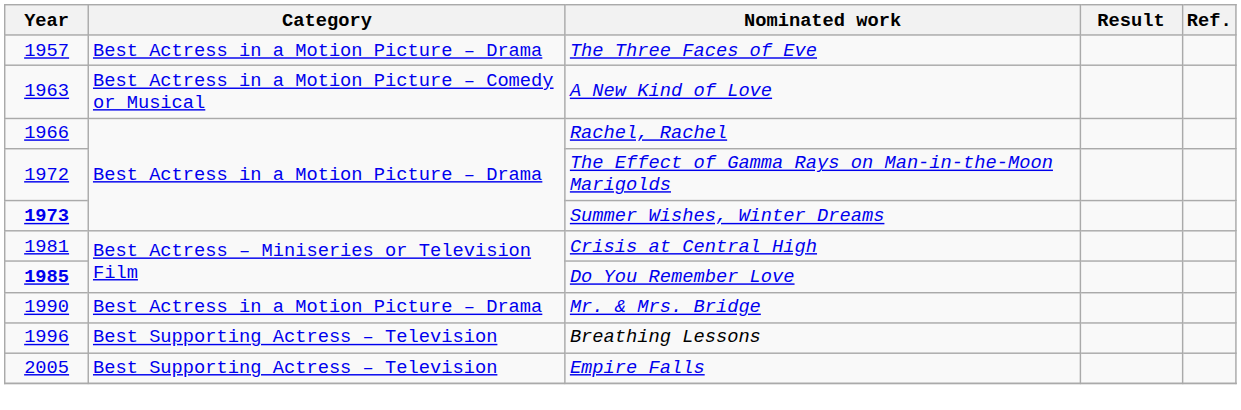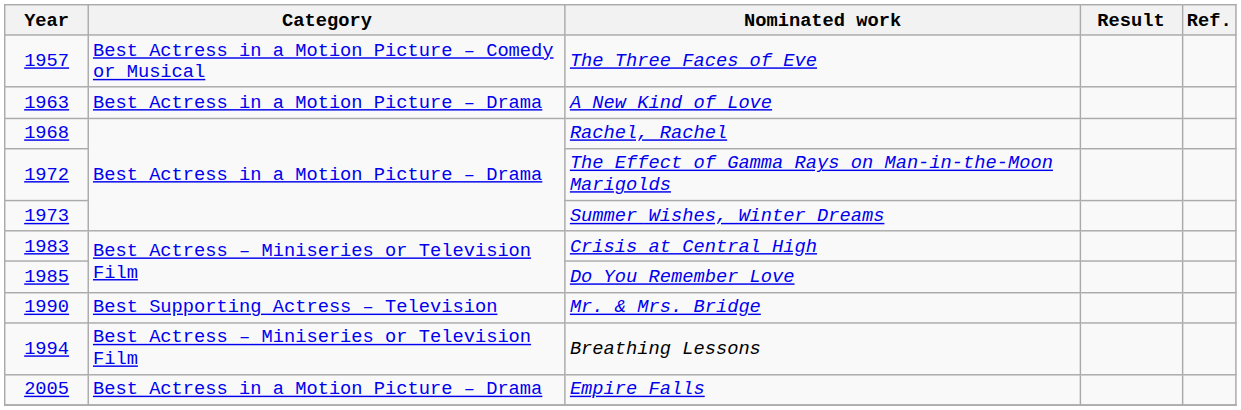(318, 50) Best Actress in a Motion Picture – Drama -> (323, 61) Best Actress in a Motion Picture – Comedy or Musical
(323, 92) Best Actress in a Motion Picture – Comedy or Musical -> (318, 103) Best Actress in a Motion Picture – Drama
(47, 133) 1966 -> (47, 133) 1968
(47, 216) bold -> (47, 216) normal
(47, 246) 1981 -> (47, 246) 1983
(47, 277) bold -> (47, 277) normal
(318, 307) Best Actress in a Motion Picture – Drama -> (295, 307) Best Supporting Actress – Television
(47, 338) 1996 -> (47, 349) 1994
(295, 338) Best Supporting Actress – Television -> (312, 349) Best Actress – Miniseries or Television Film
(295, 368) Best Supporting Actress – Television -> (318, 390) Best Actress in a Motion Picture – Drama
